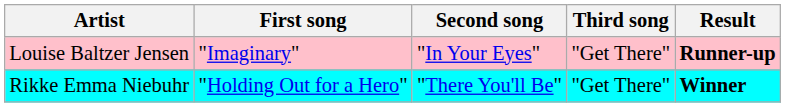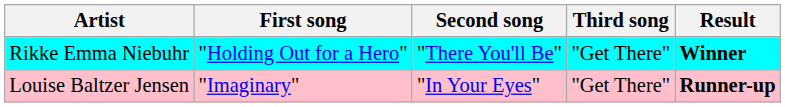rows swapped: (99, 53) <-> (99, 85)
